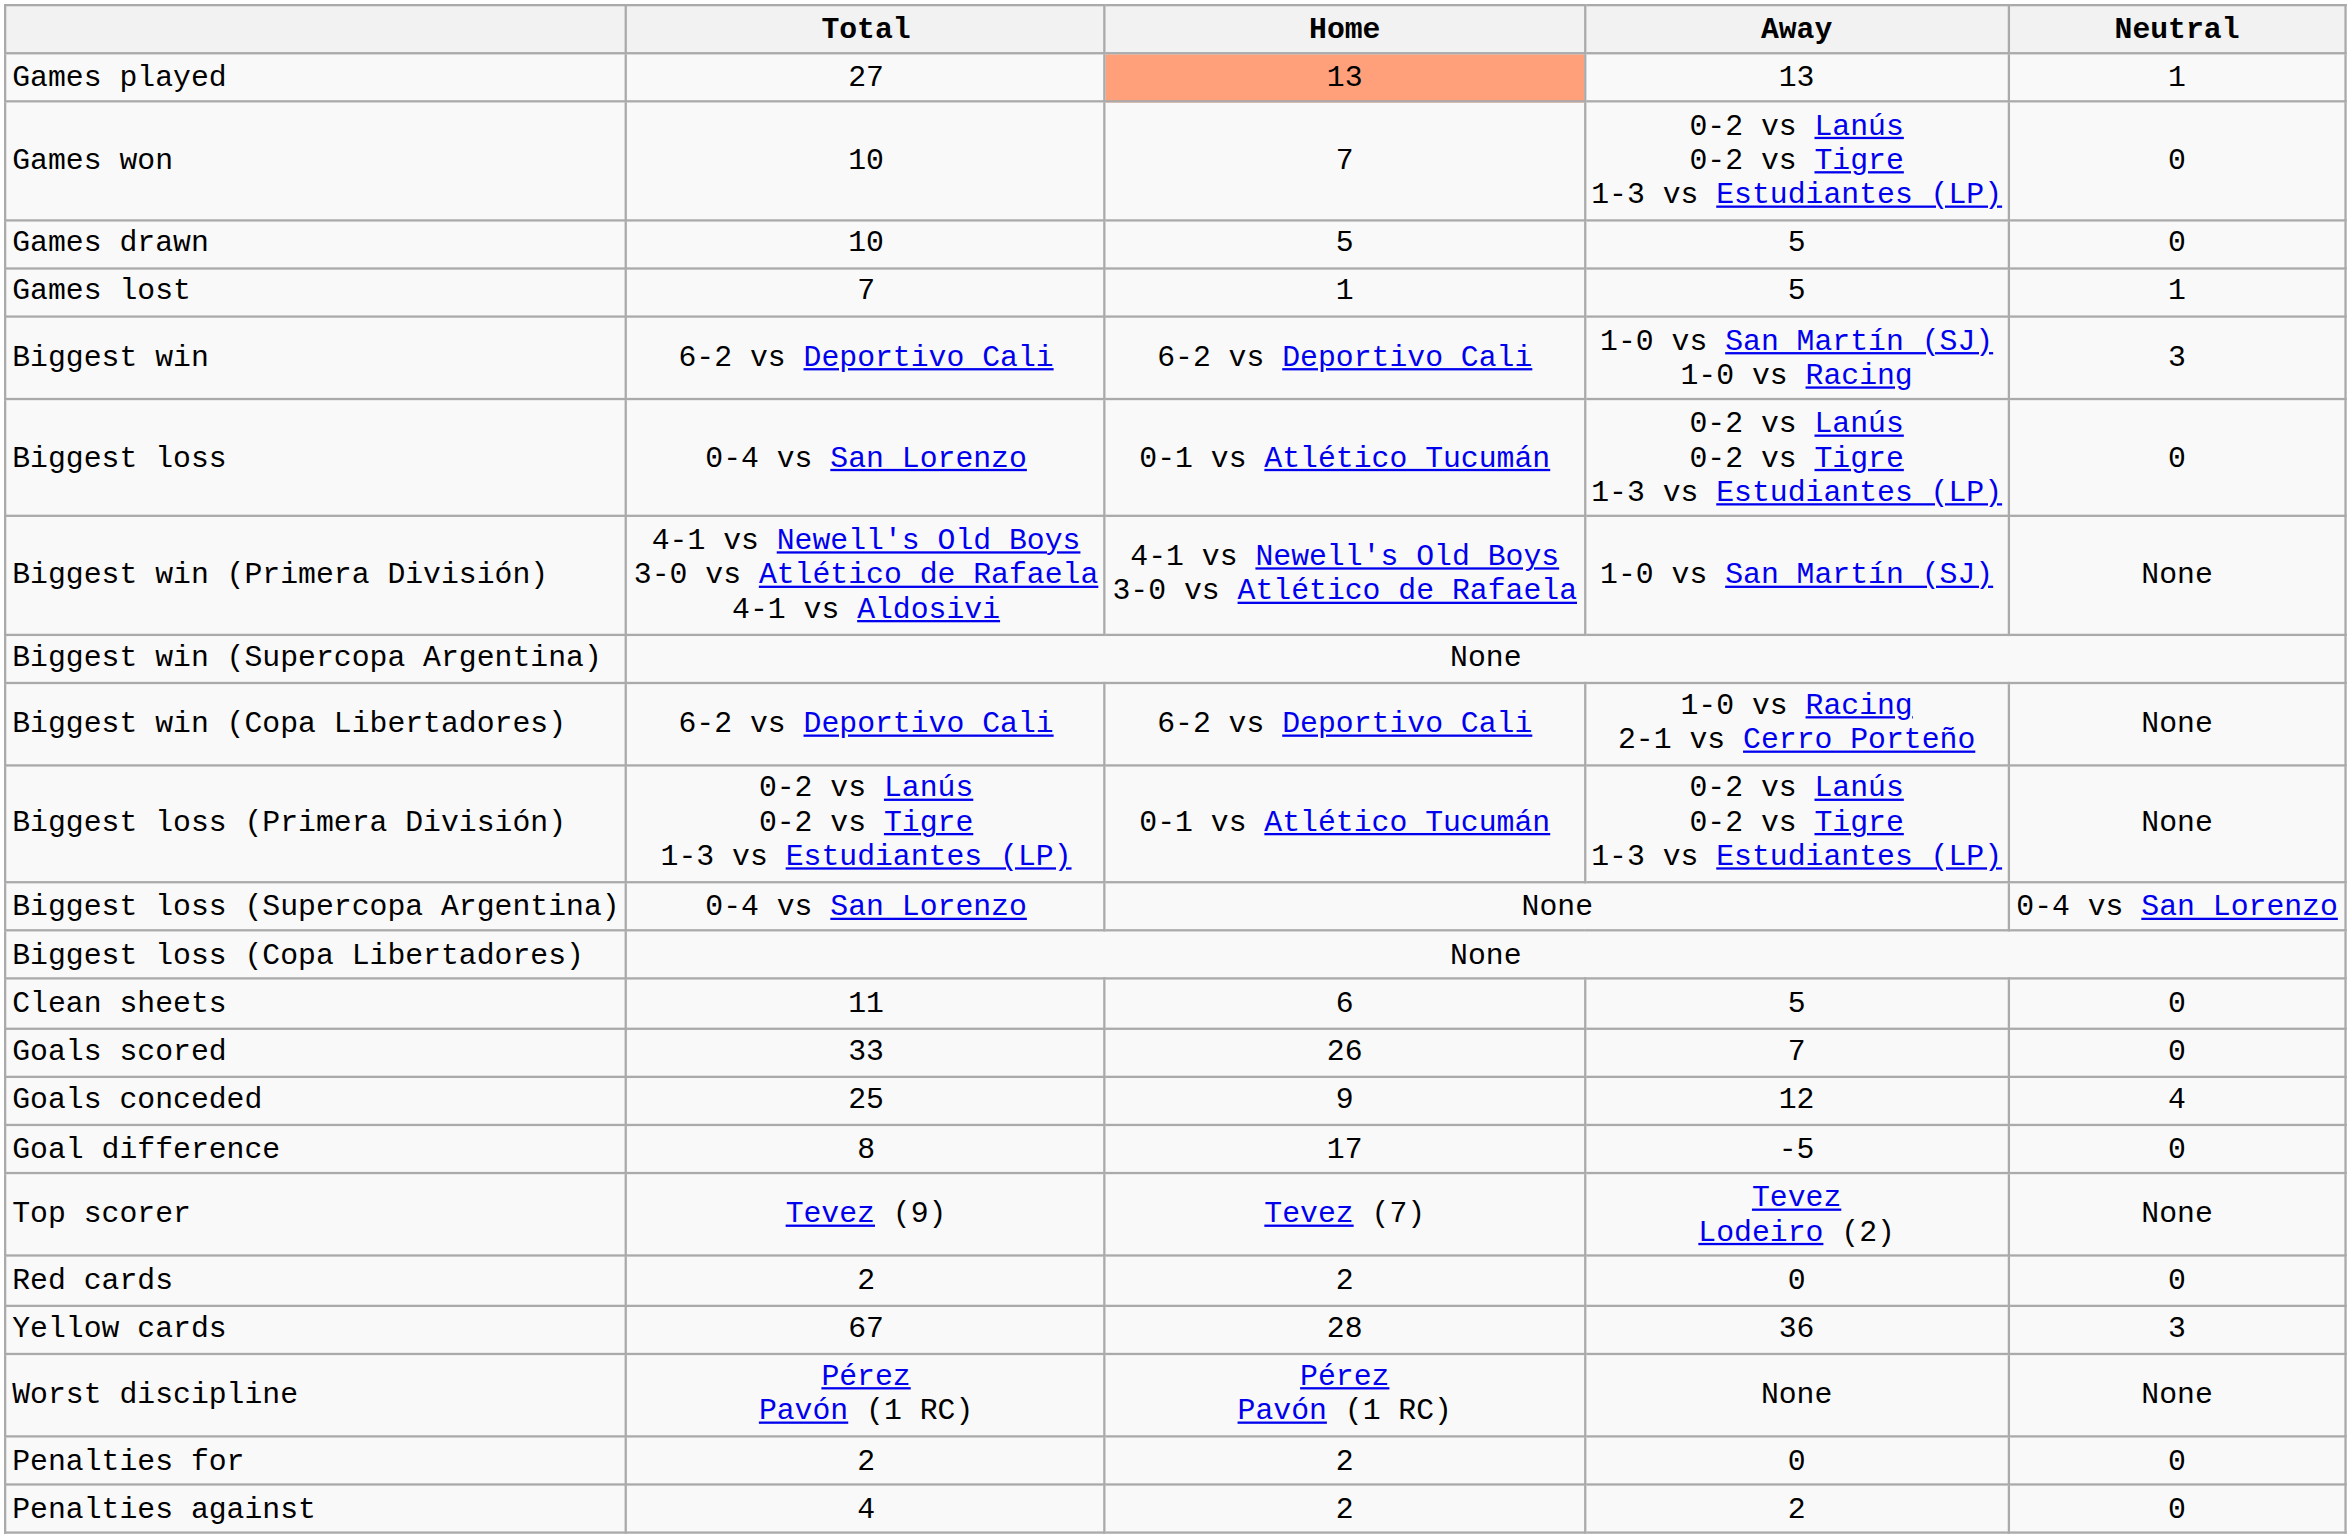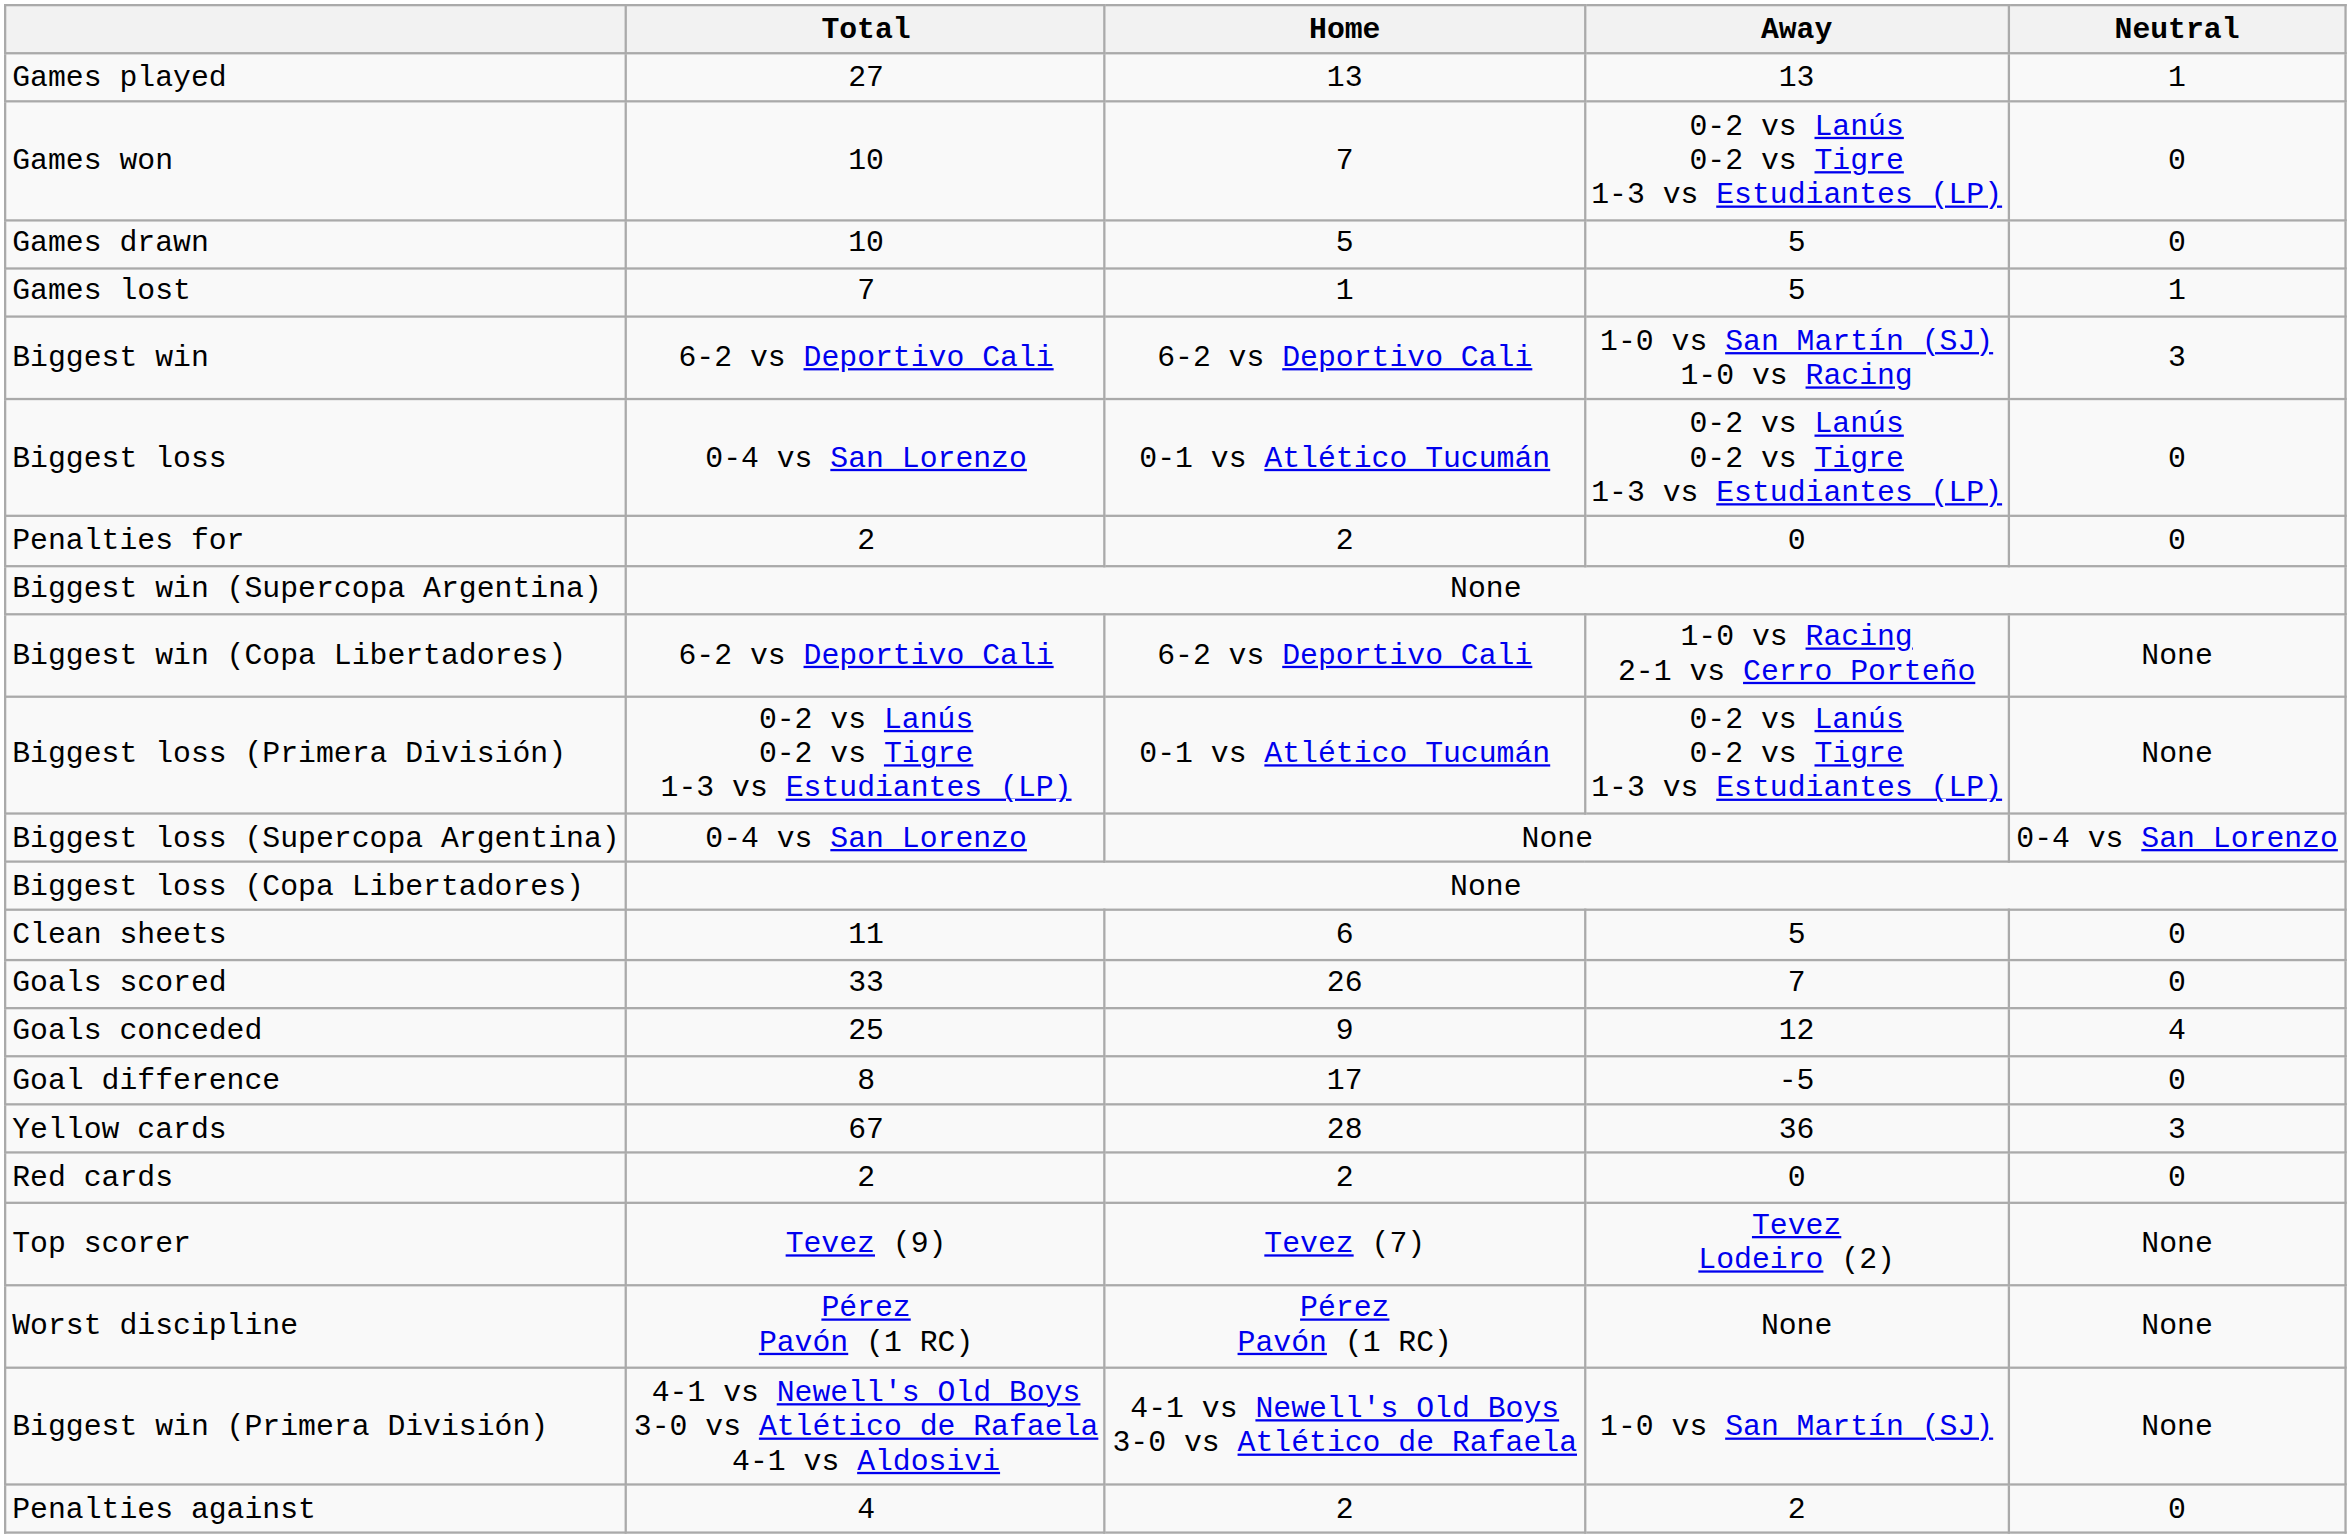(1345, 78) lightsalmon background -> (1345, 78) no background
rows swapped: (280, 575) <-> (128, 1461)
rows swapped: (119, 1329) <-> (102, 1215)
